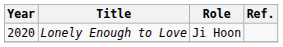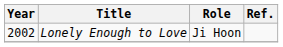(21, 33) 2020 -> (21, 33) 2002
